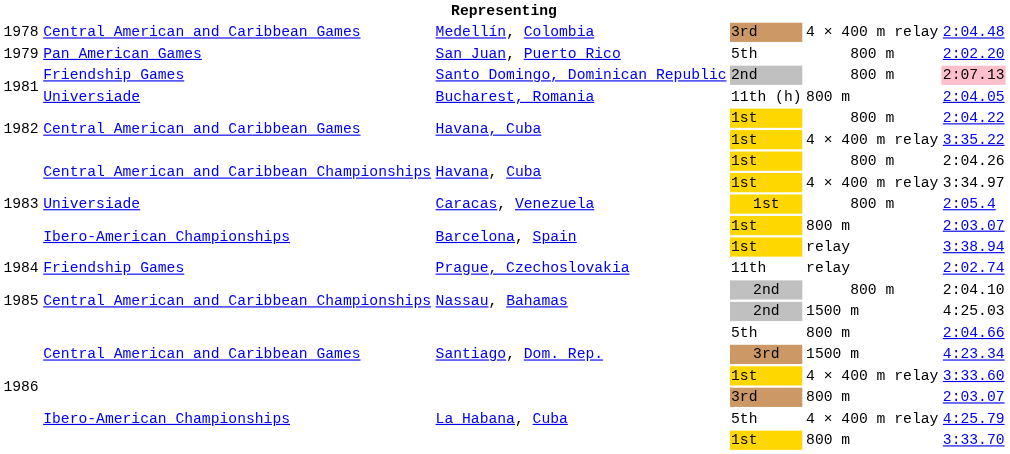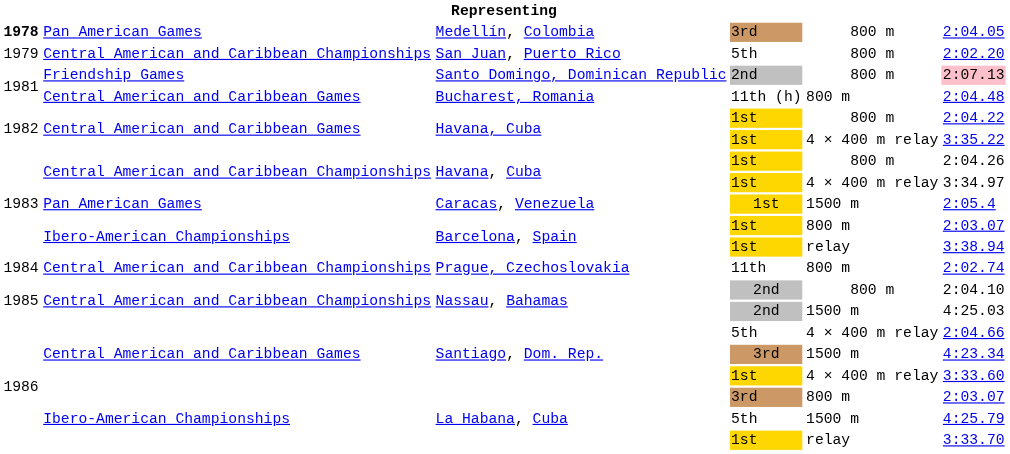(21, 32) normal -> (21, 32) bold
(202, 32) Central American and Caribbean Games -> (123, 32) Pan American Games
(872, 32) 4 × 400 m relay -> (872, 32) 800 m
(974, 32) 2:04.48 -> (974, 32) 2:04.05
(123, 54) Pan American Games -> (237, 54) Central American and Caribbean Championships
(92, 97) Universiade -> (202, 97) Central American and Caribbean Games
(974, 97) 2:04.05 -> (974, 97) 2:04.48
(92, 204) Universiade -> (123, 204) Pan American Games
(872, 204) 800 m -> (833, 204) 1500 m
(114, 269) Friendship Games -> (237, 269) Central American and Caribbean Championships
(828, 269) relay -> (828, 269) 800 m
(828, 333) 800 m -> (872, 333) 4 × 400 m relay
(872, 419) 4 × 400 m relay -> (833, 419) 1500 m
(828, 440) 800 m -> (828, 440) relay
